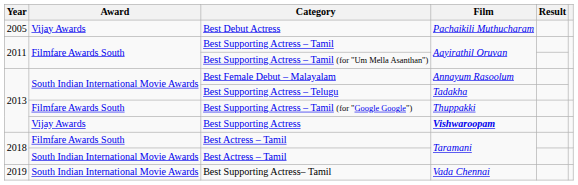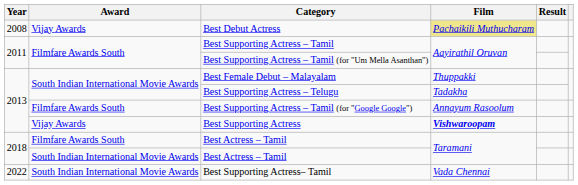(17, 28) 2005 -> (17, 28) 2008
(484, 28) no background -> (484, 28) khaki background
(473, 76) Annayum Rasoolum -> (454, 76) Thuppakki
(454, 108) Thuppakki -> (473, 108) Annayum Rasoolum
(17, 172) 2019 -> (17, 172) 2022
